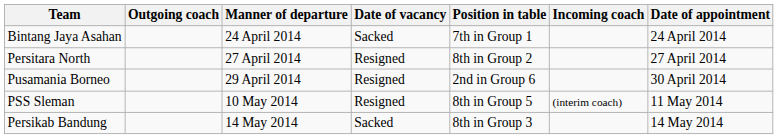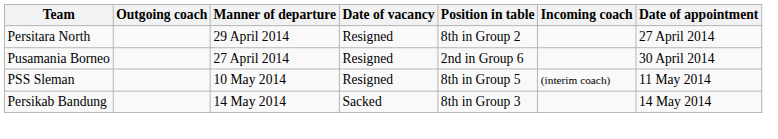- row: (65, 36)
(263, 58) 27 April 2014 -> (251, 36) 29 April 2014
(263, 79) 29 April 2014 -> (251, 58) 27 April 2014
